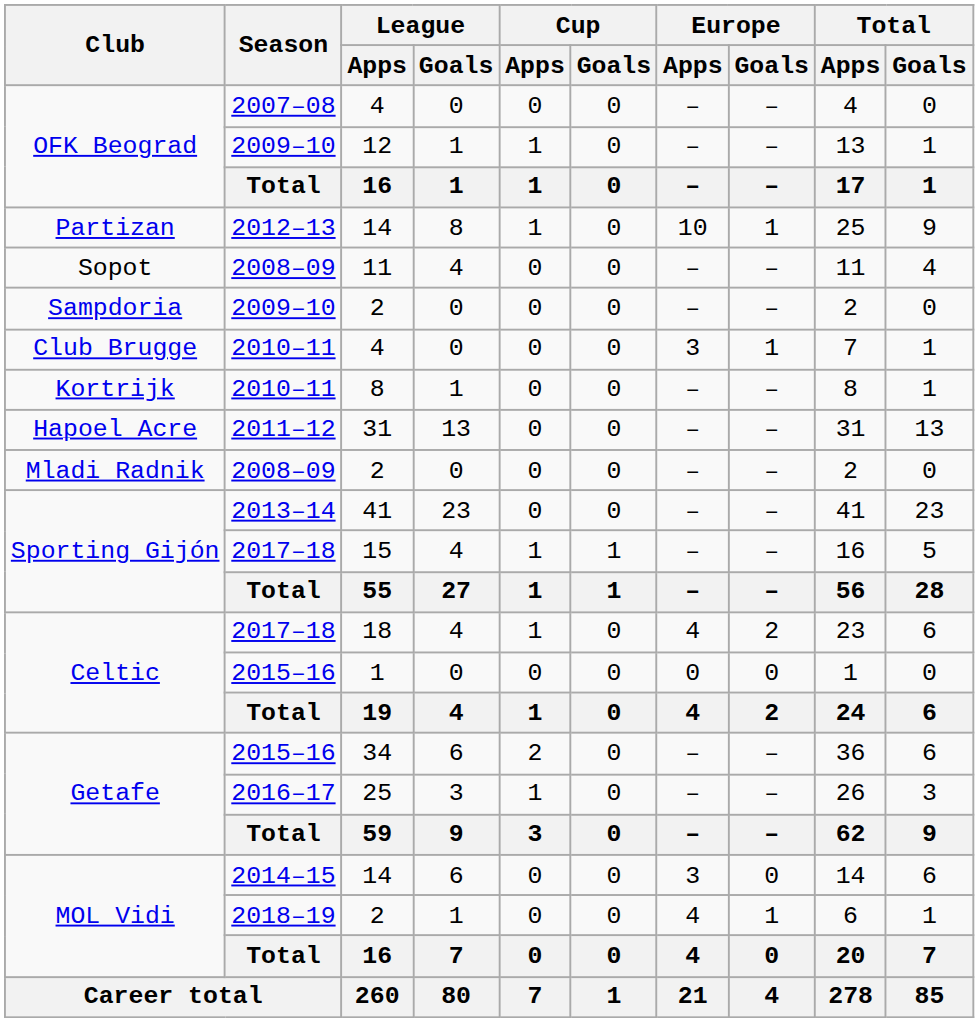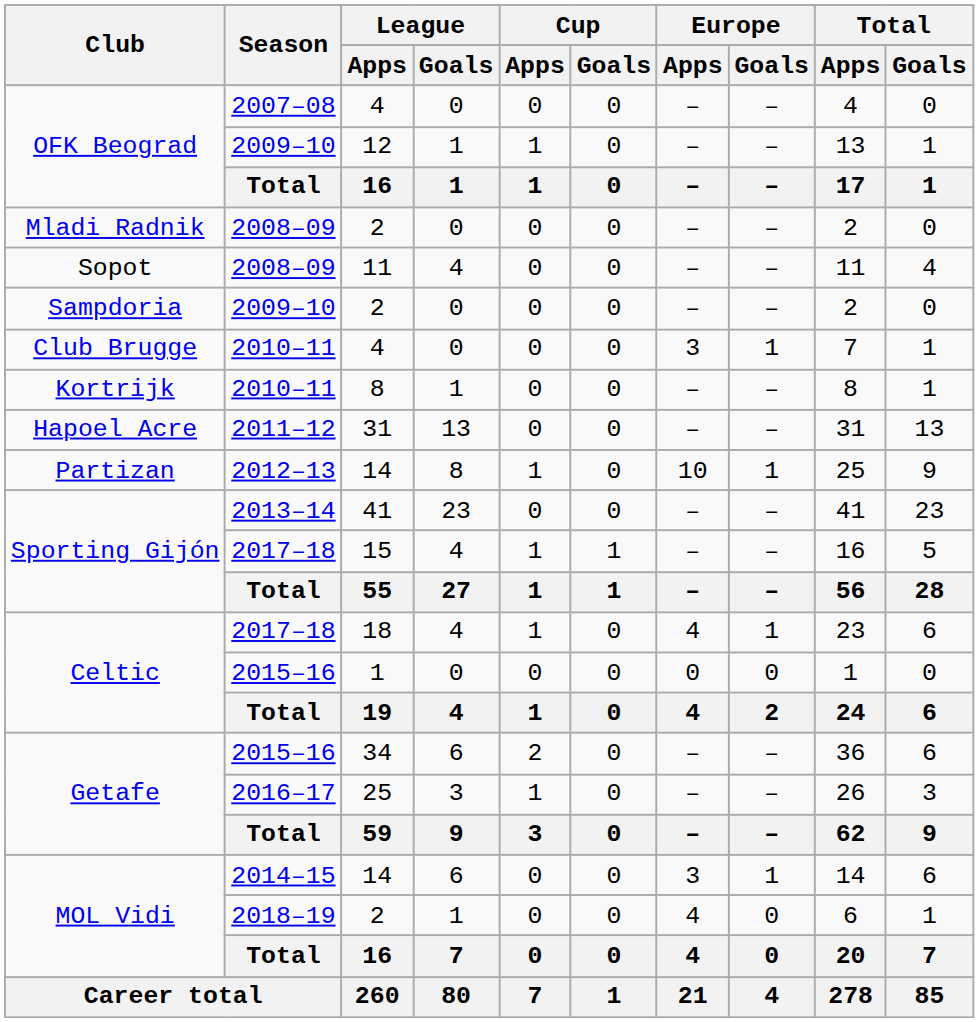rows swapped: (115, 470) <-> (115, 228)
(772, 632) 2 -> (772, 632) 1
(772, 875) 0 -> (772, 875) 1
(772, 915) 1 -> (772, 915) 0
